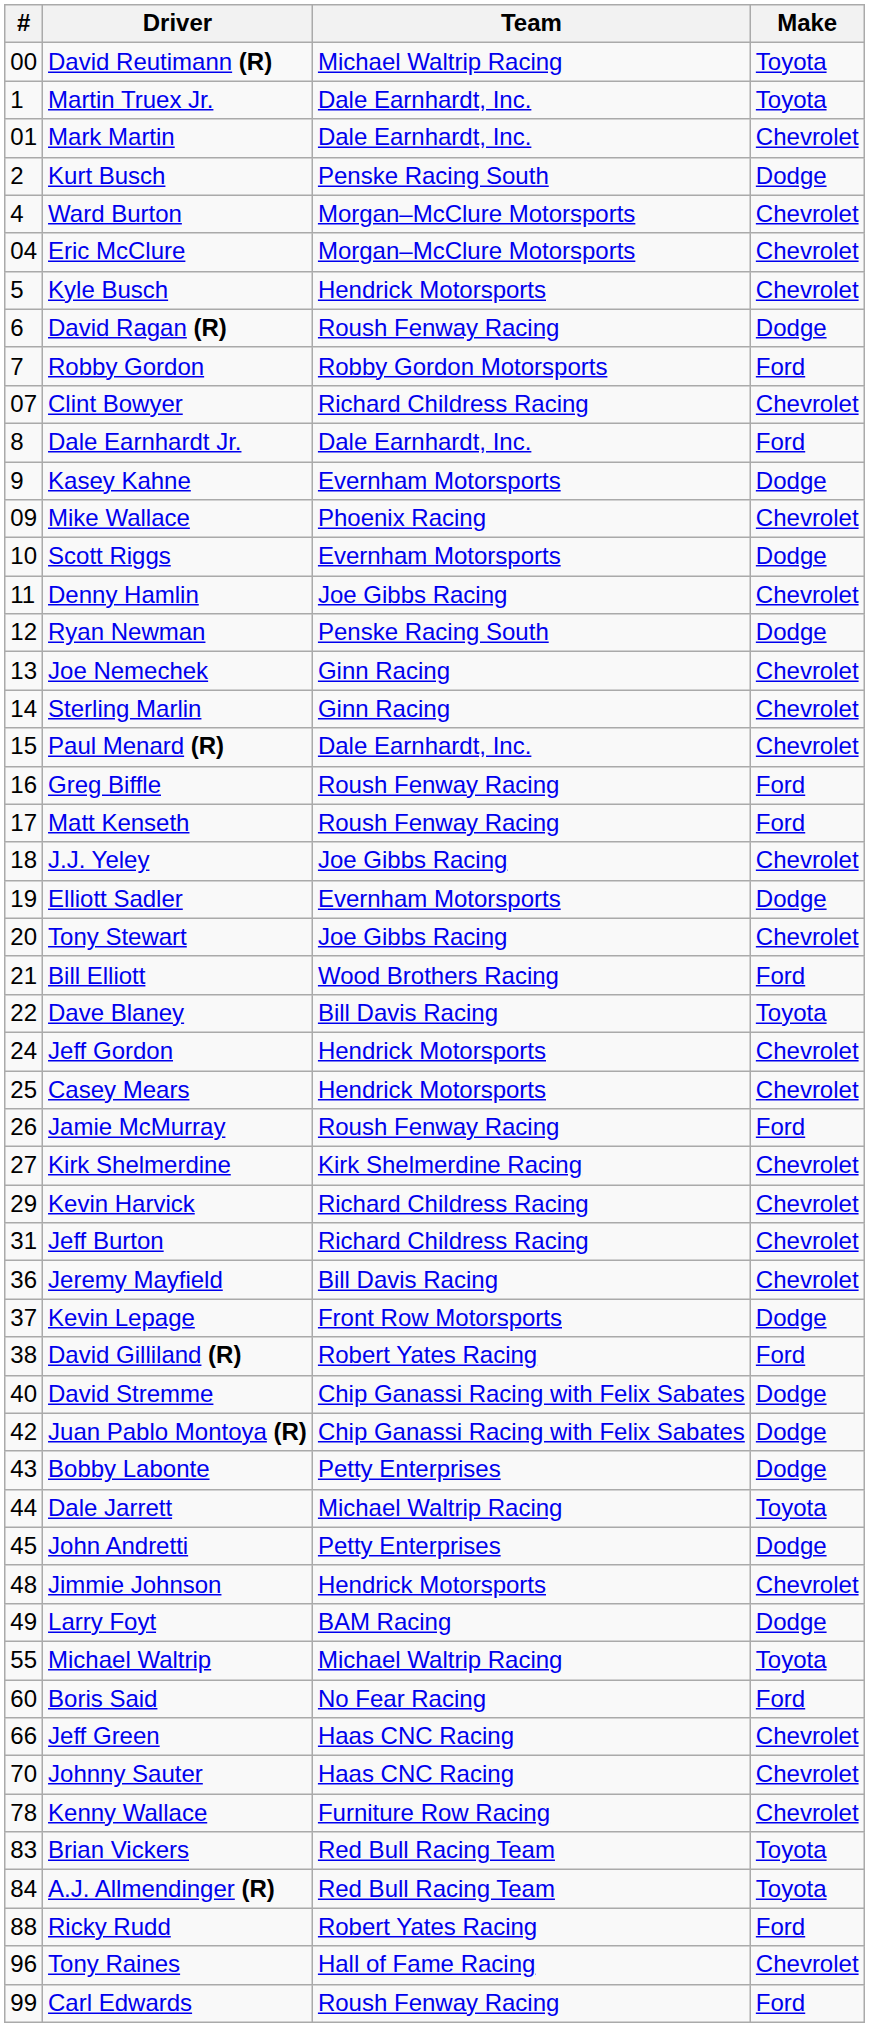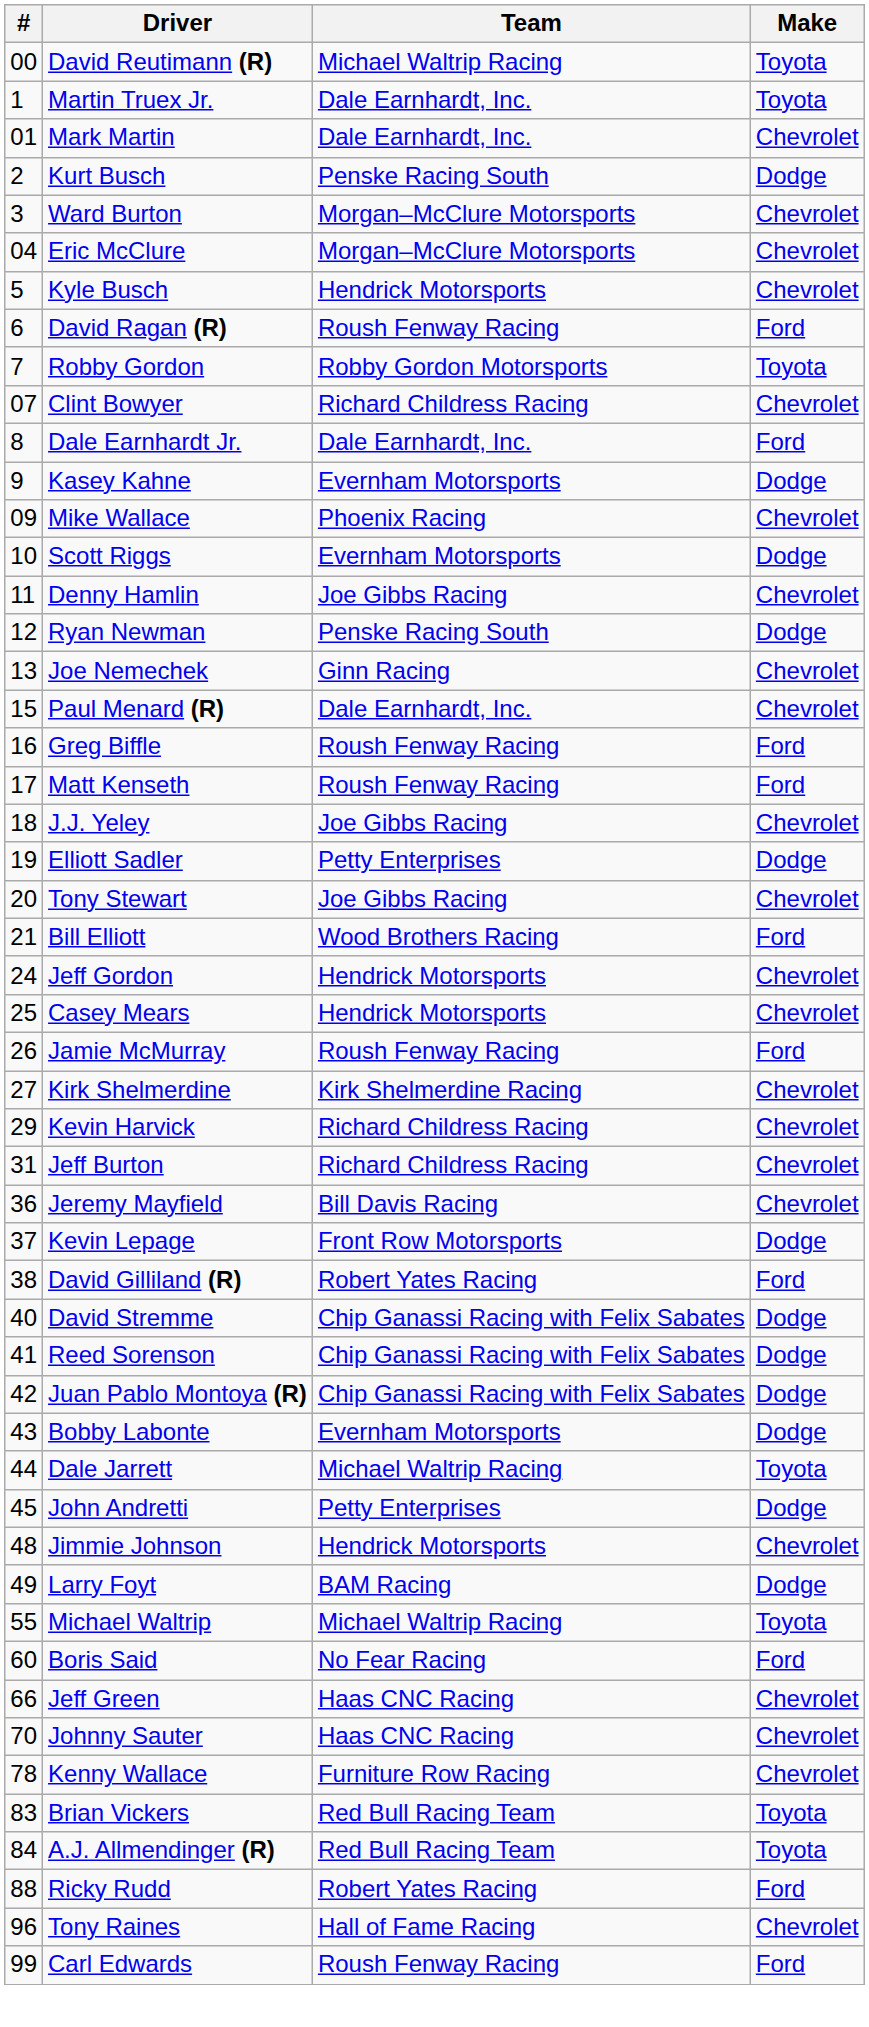(17, 213) 4 -> (17, 213) 3
(791, 328) Dodge -> (781, 328) Ford
(781, 366) Ford -> (791, 366) Toyota
- row: (125, 708)
(439, 898) Evernham Motorsports -> (409, 860) Petty Enterprises
- row: (116, 1013)
+ row: (131, 1355)
(409, 1469) Petty Enterprises -> (439, 1431) Evernham Motorsports
